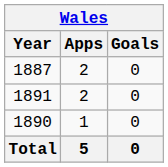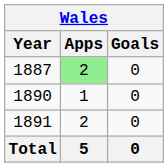(84, 70) no background -> (84, 70) lightgreen background
rows swapped: (33, 123) <-> (33, 97)
